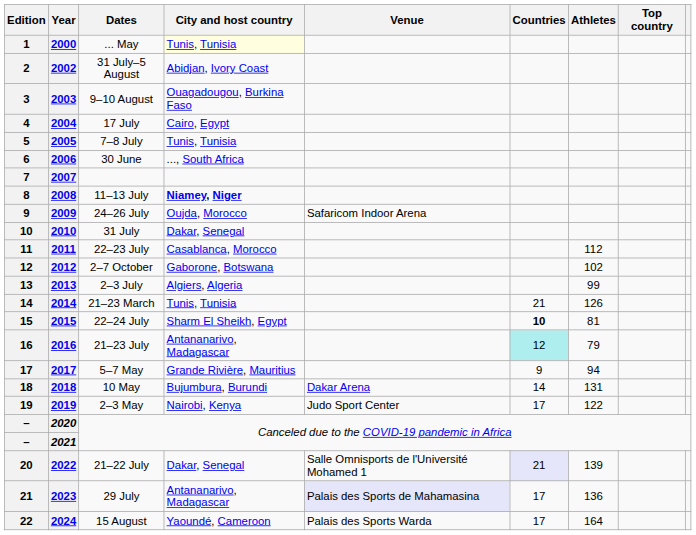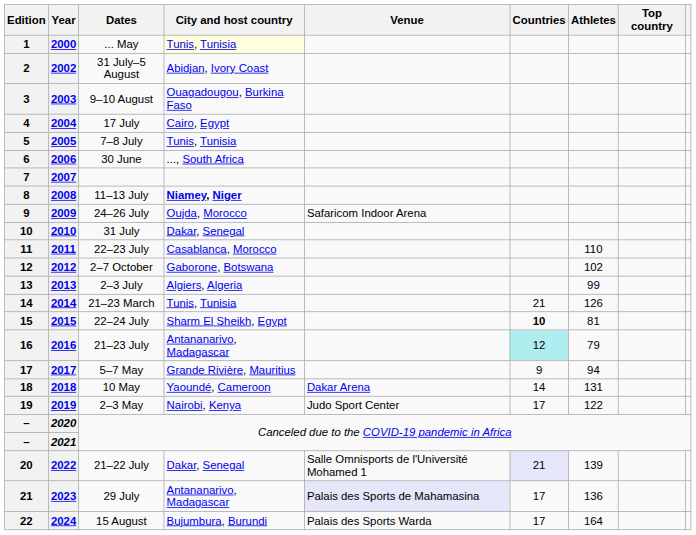(593, 249) 112 -> (593, 249) 110
(217, 388) Bujumbura, Burundi -> (219, 388) Yaoundé, Cameroon
(219, 521) Yaoundé, Cameroon -> (217, 521) Bujumbura, Burundi
